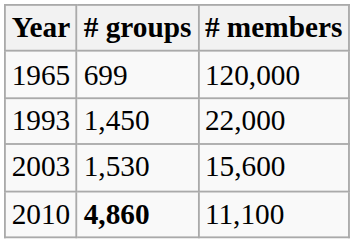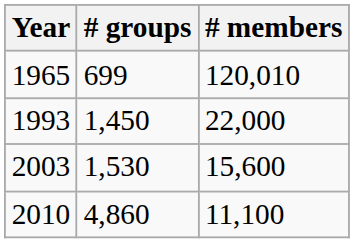(252, 74) 120,000 -> (252, 74) 120,010
(117, 213) bold -> (117, 213) normal
